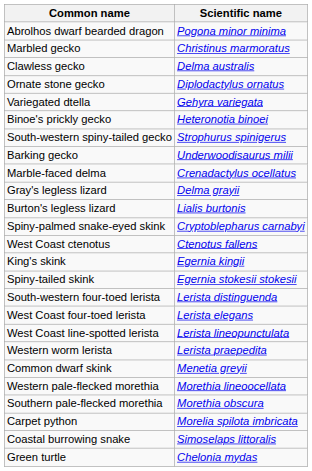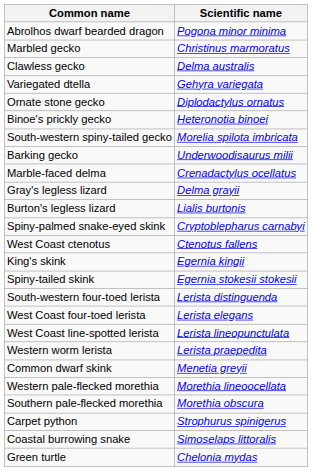rows swapped: (56, 84) <-> (49, 102)
(232, 137) Strophurus spinigerus -> (237, 137) Morelia spilota imbricata
(237, 421) Morelia spilota imbricata -> (232, 421) Strophurus spinigerus
